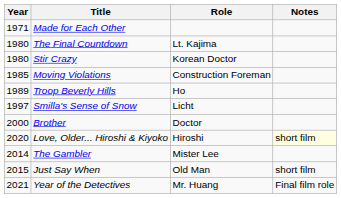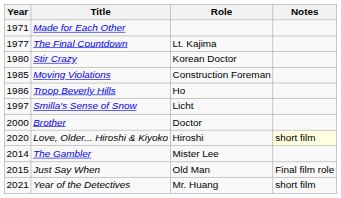(18, 43) 1980 -> (18, 43) 1977
(18, 91) 1989 -> (18, 91) 1986
(295, 169) short film -> (305, 169) Final film role
(305, 185) Final film role -> (295, 185) short film
